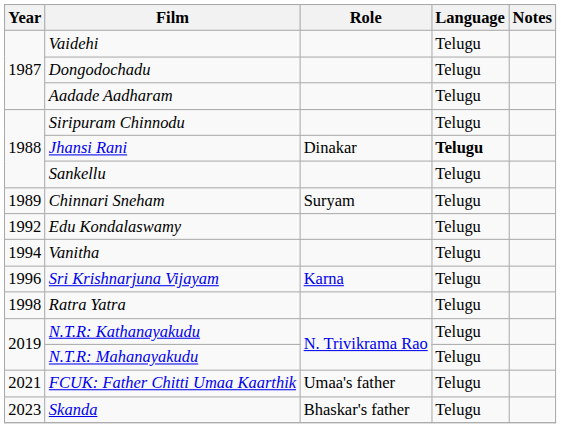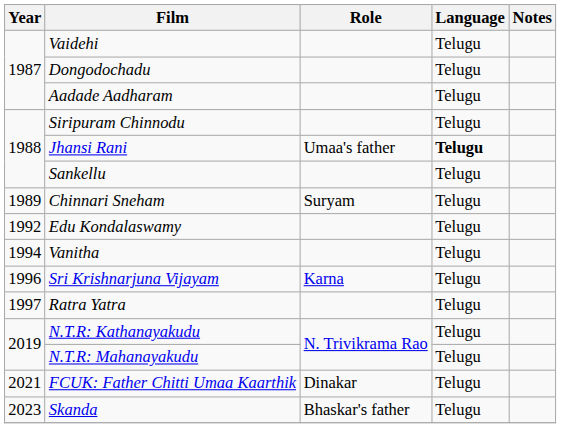(330, 148) Dinakar -> (349, 148) Umaa's father
(25, 305) 1998 -> (25, 305) 1997
(349, 383) Umaa's father -> (330, 383) Dinakar
